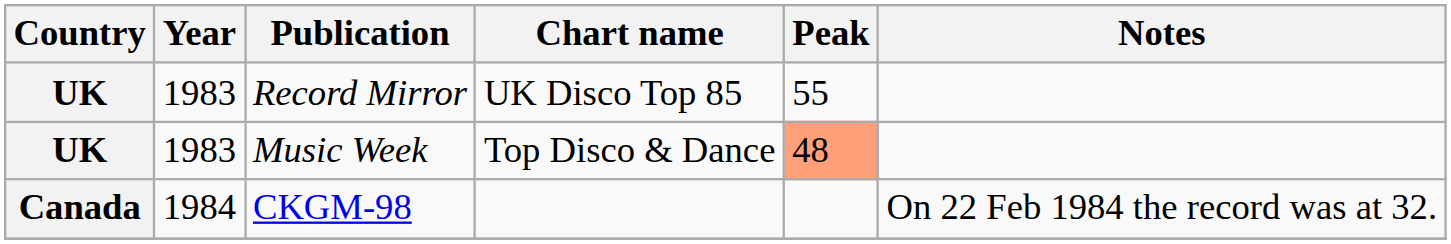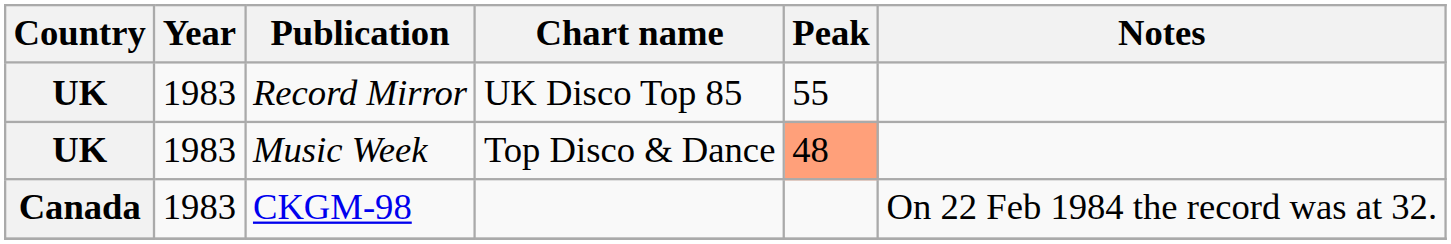(199, 207) 1984 -> (199, 207) 1983
